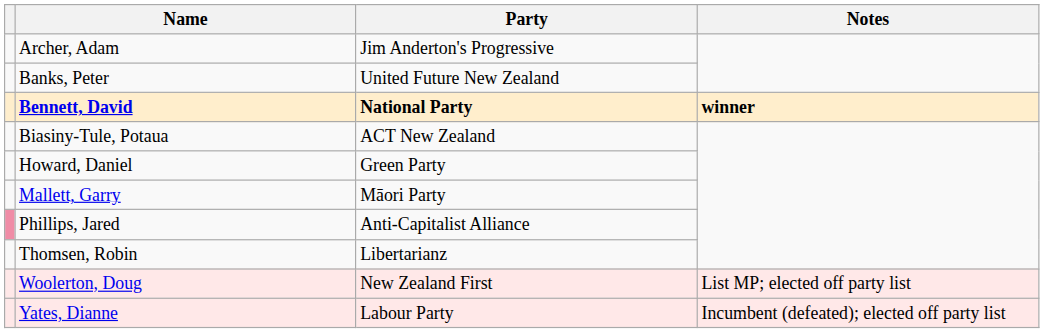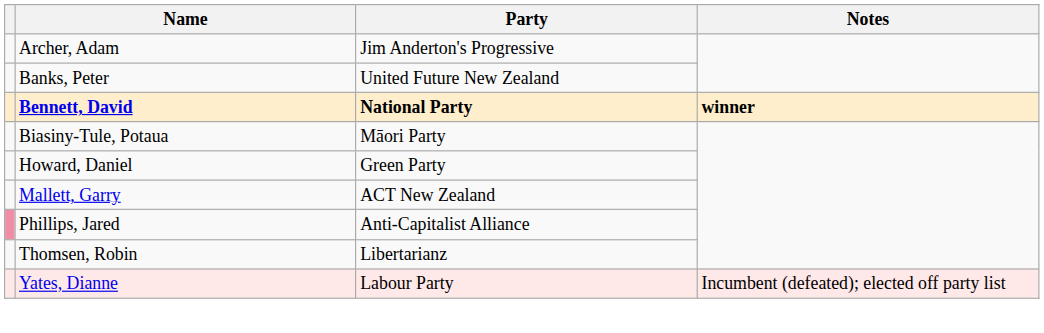(428, 136) ACT New Zealand -> (403, 136) Māori Party
(403, 195) Māori Party -> (428, 195) ACT New Zealand
- row: (81, 283)
